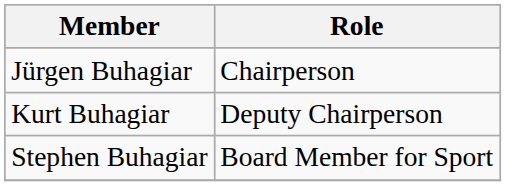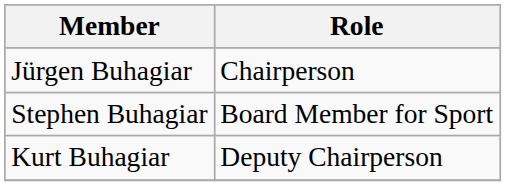rows swapped: (90, 113) <-> (109, 157)
